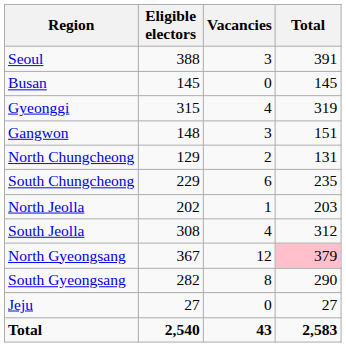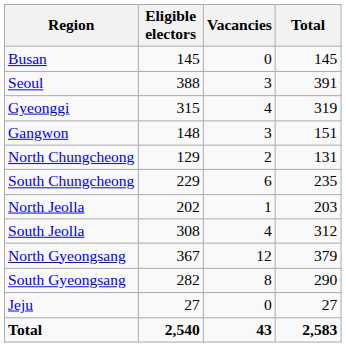rows swapped: (26, 58) <-> (27, 83)
(326, 255) pink background -> (326, 255) no background
